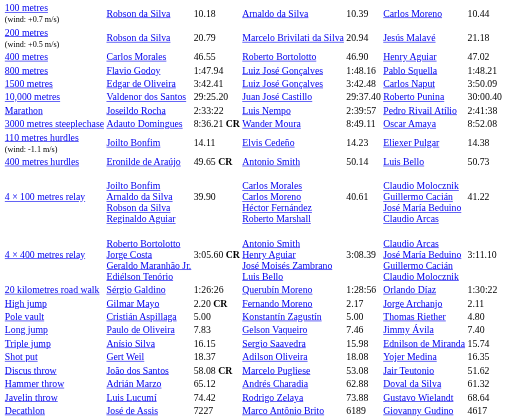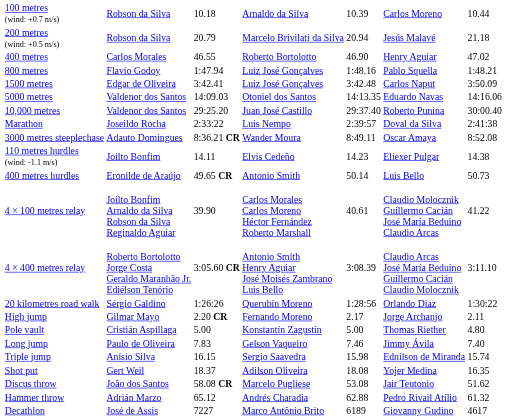+ row: (29, 97)
(420, 110) Pedro Rivail Atílio -> (412, 124) Doval da Silva
(412, 384) Doval da Silva -> (420, 397) Pedro Rivail Atílio
- row: (31, 397)
